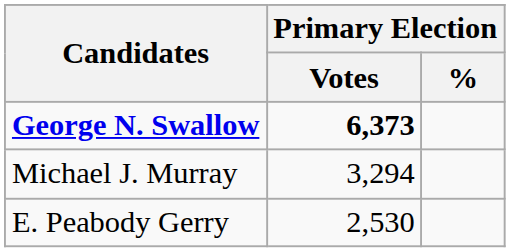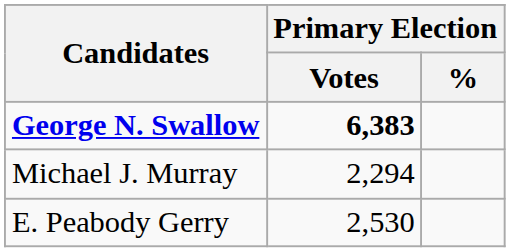(381, 125) 6,373 -> (381, 125) 6,383
(381, 173) 3,294 -> (381, 173) 2,294
